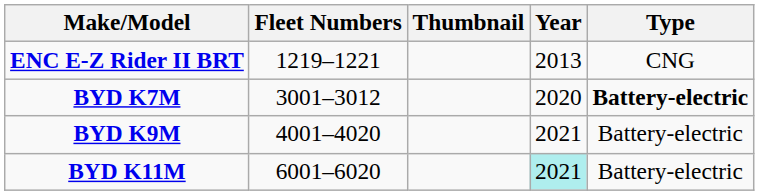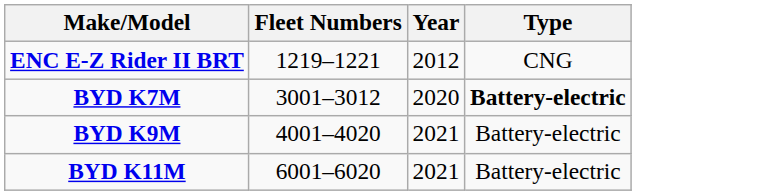- column: (468, 23)
(558, 60) 2013 -> (436, 60) 2012
(558, 171) paleturquoise background -> (436, 171) no background
